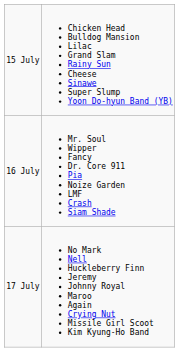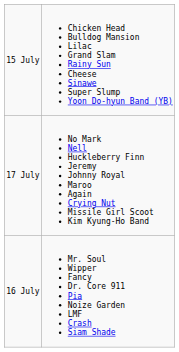rows swapped: (23, 171) <-> (23, 287)
